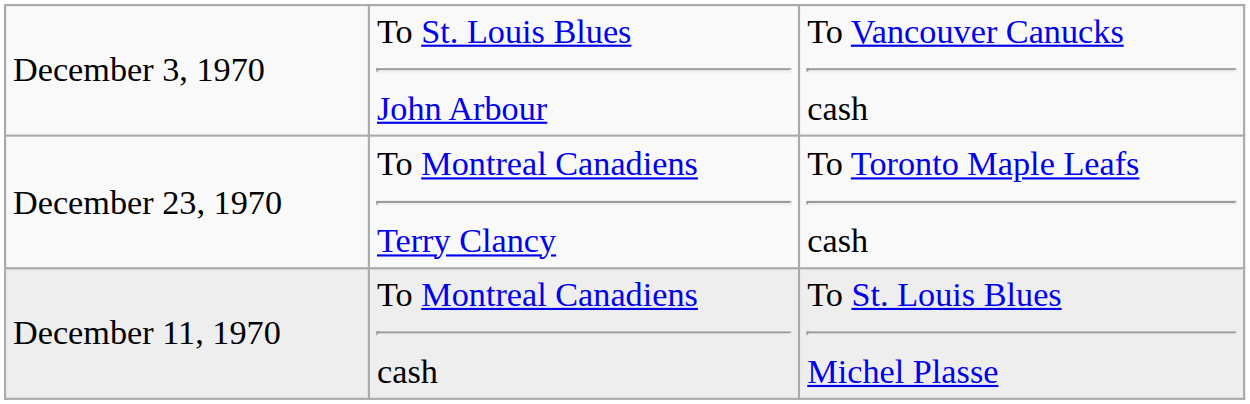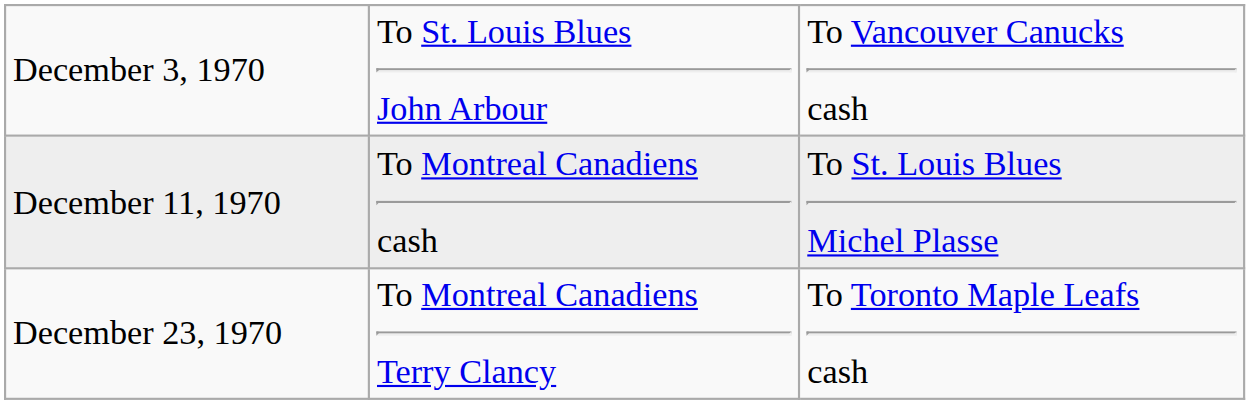rows swapped: (147, 332) <-> (147, 201)
